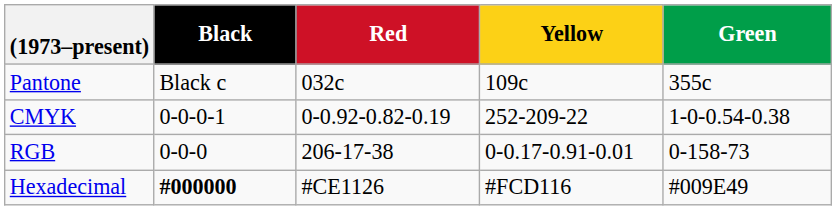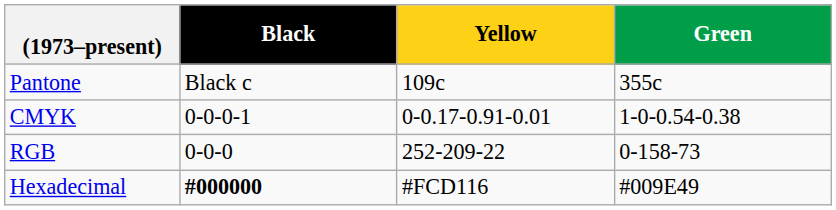- column: (388, 34)
(537, 116) 252-209-22 -> (477, 116) 0-0.17-0.91-0.01
(560, 151) 0-0.17-0.91-0.01 -> (454, 151) 252-209-22
